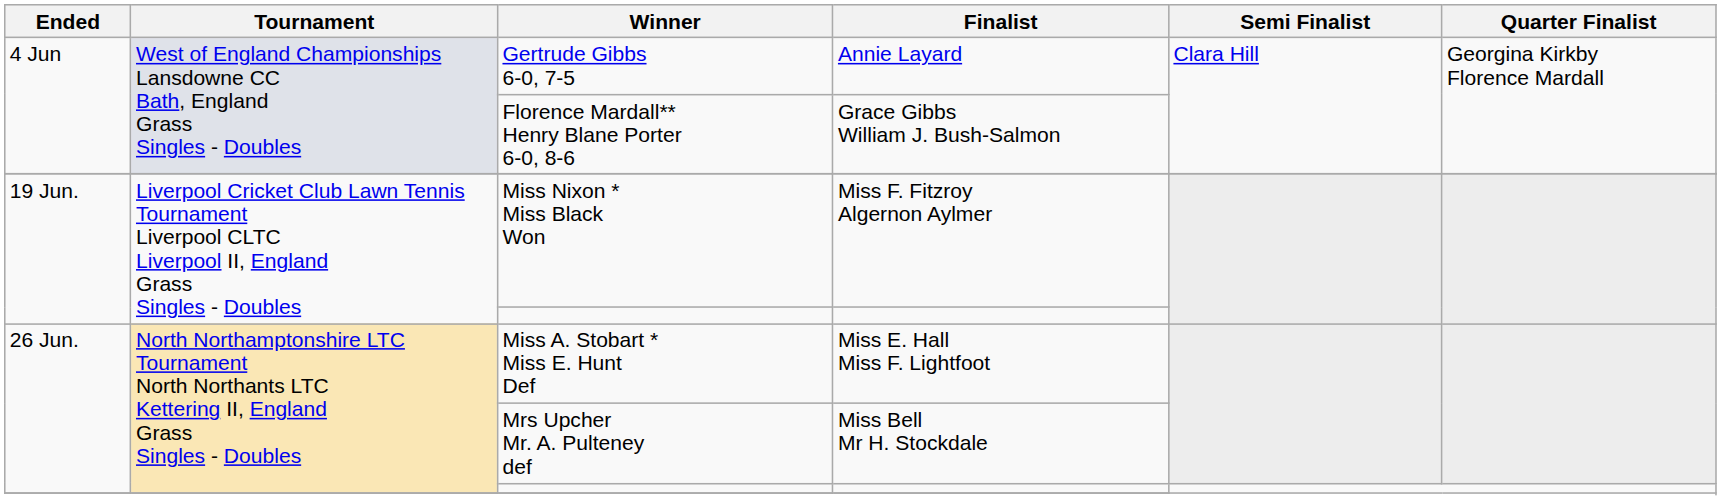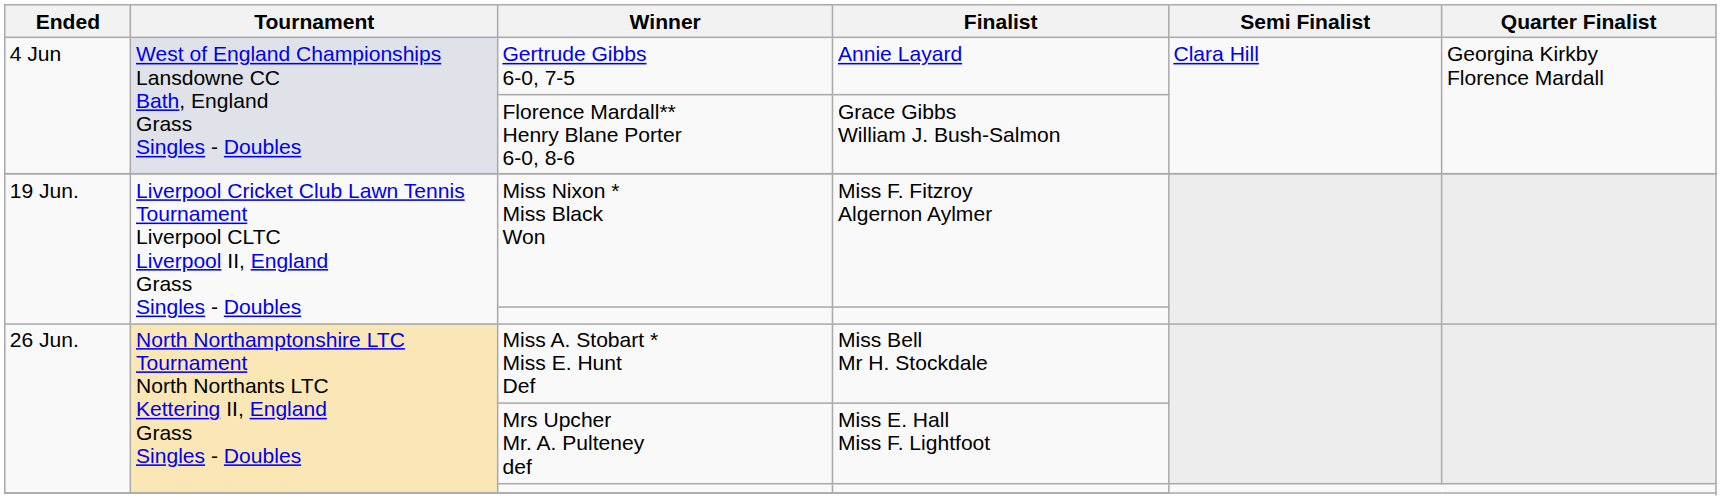(914, 352) Miss E. Hall Miss F. Lightfoot -> (913, 352) Miss Bell Mr H. Stockdale
(913, 431) Miss Bell Mr H. Stockdale -> (914, 431) Miss E. Hall Miss F. Lightfoot
